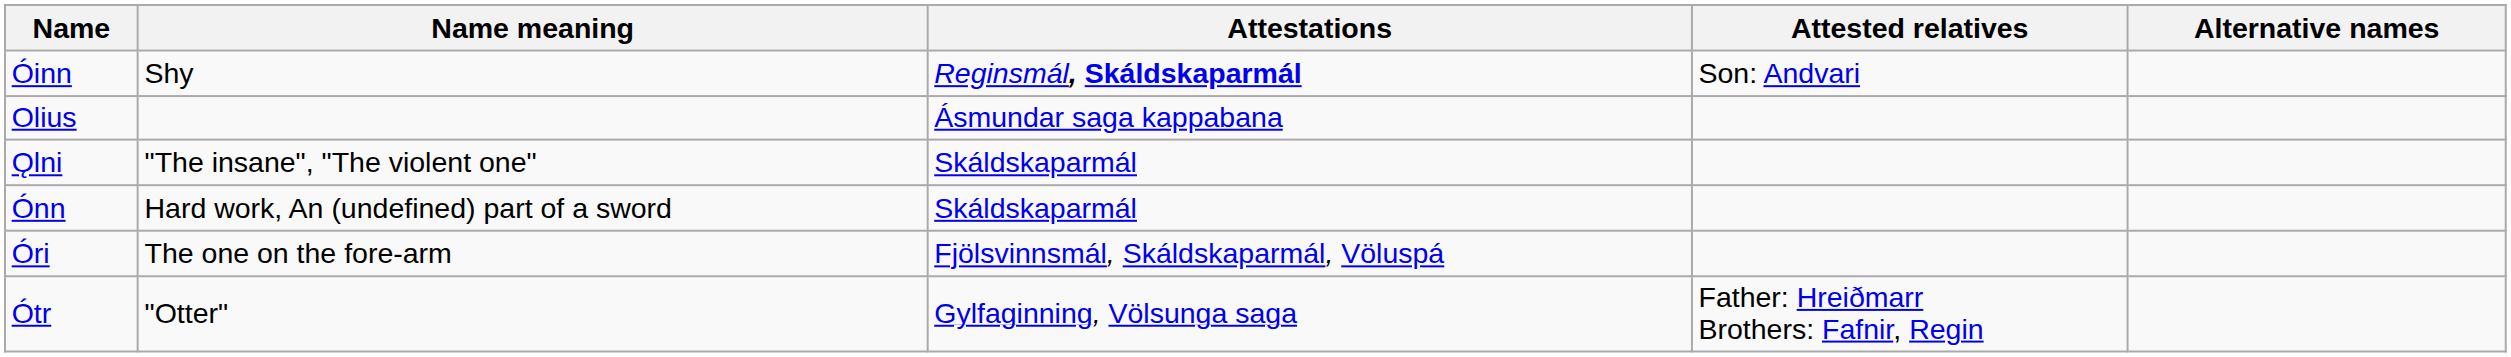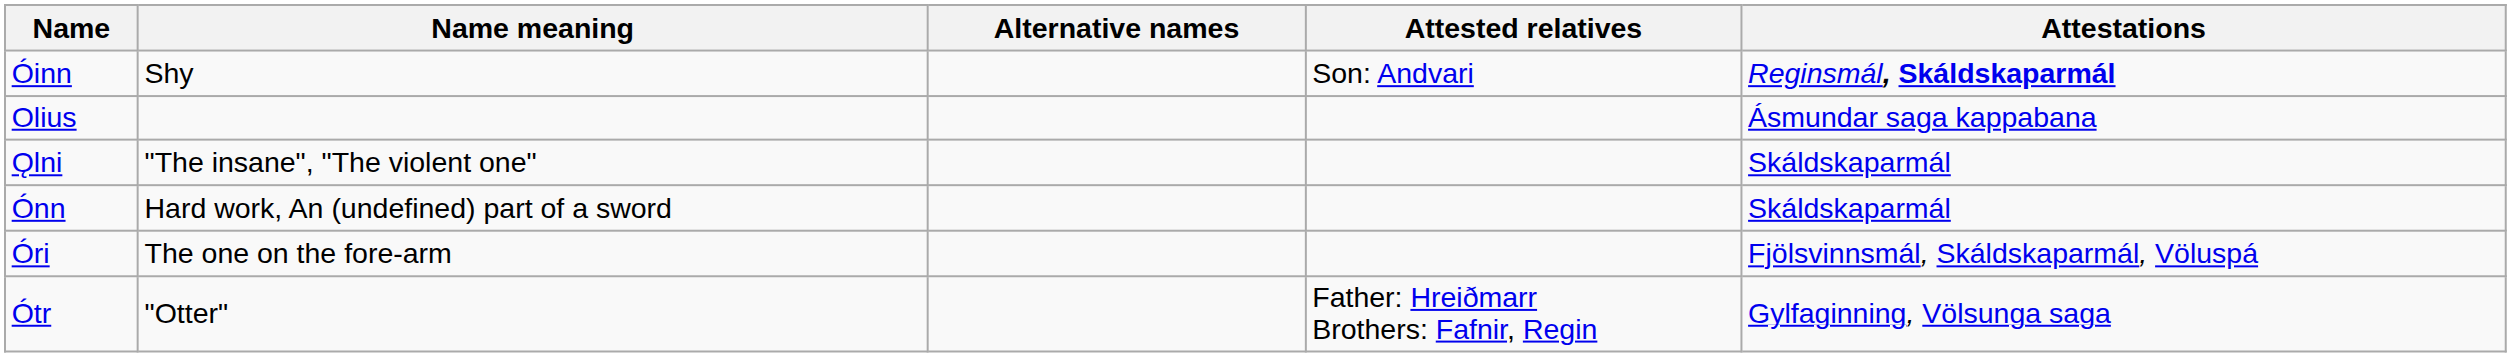columns swapped: (2317, 28) <-> (1310, 28)
